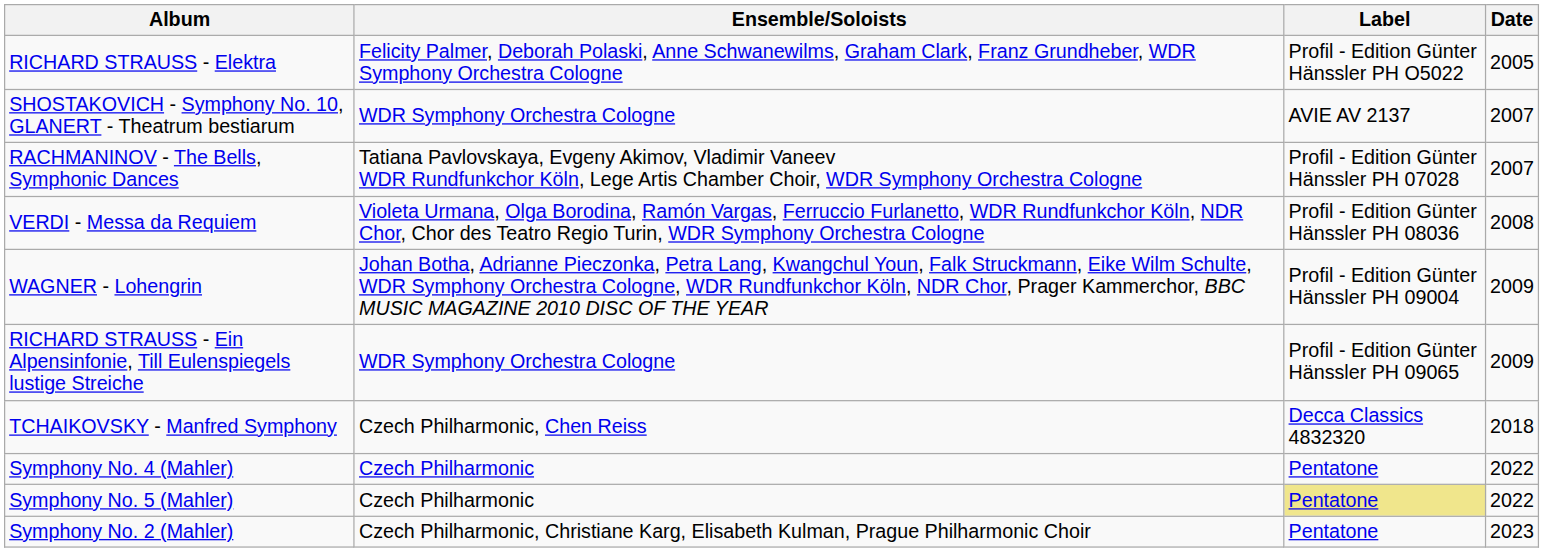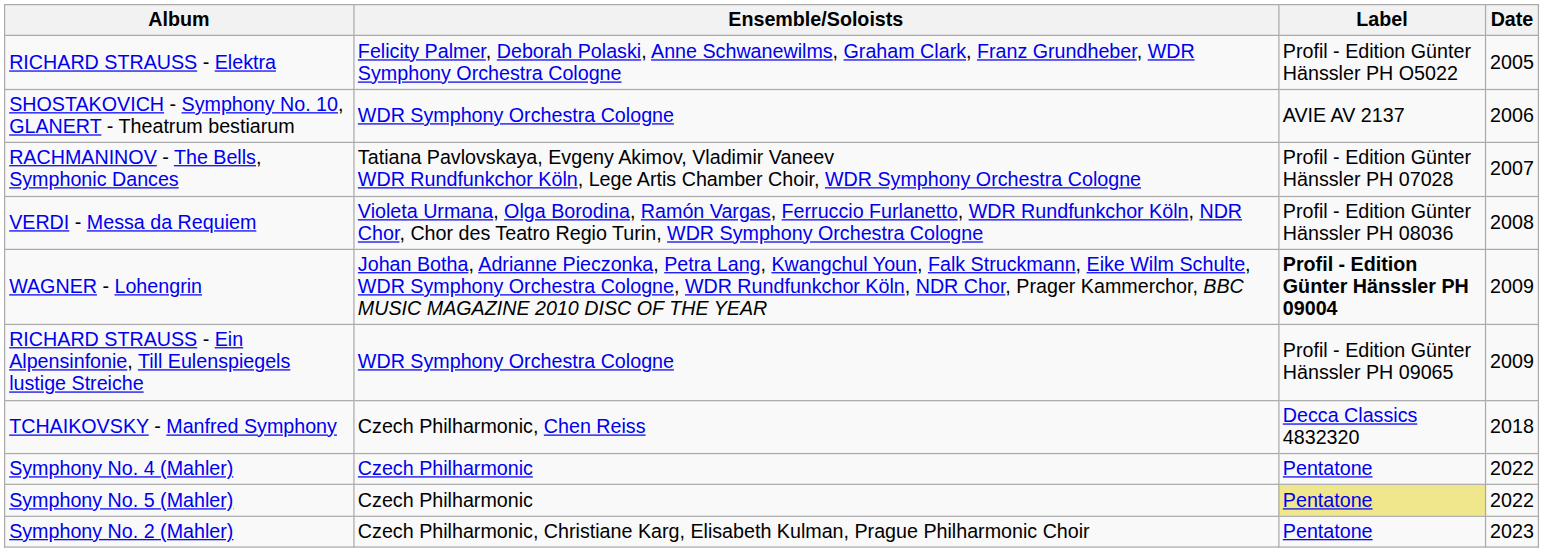(1512, 115) 2007 -> (1512, 115) 2006
(1383, 286) normal -> (1376, 286) bold
